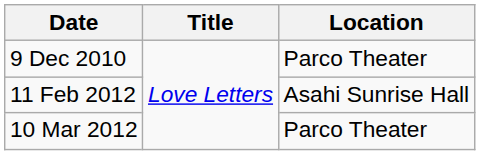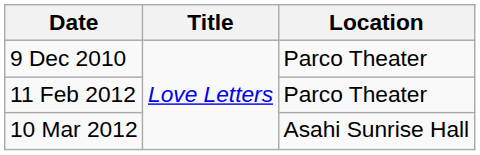(376, 94) Asahi Sunrise Hall -> (355, 94) Parco Theater
(355, 130) Parco Theater -> (376, 130) Asahi Sunrise Hall
